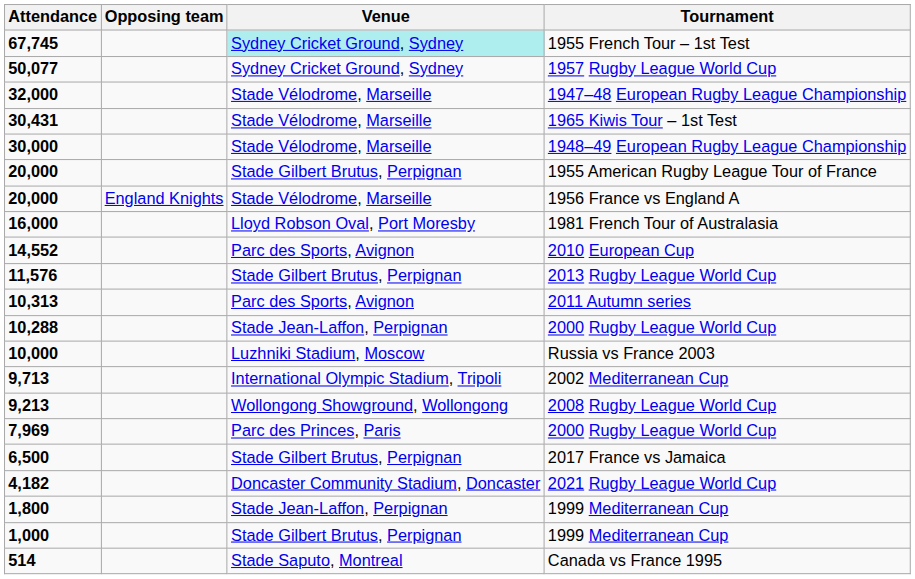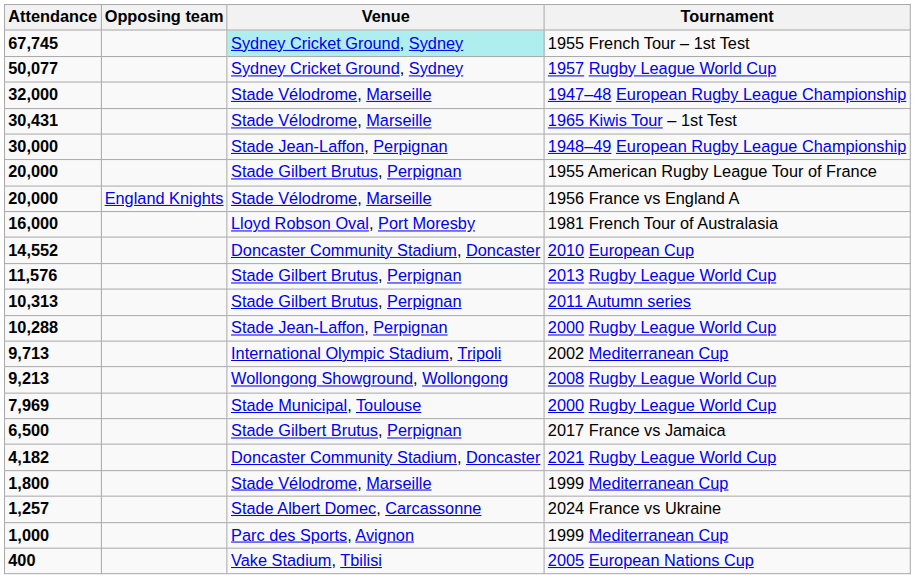(331, 146) Stade Vélodrome, Marseille -> (339, 146) Stade Jean-Laffon, Perpignan
(323, 250) Parc des Sports, Avignon -> (386, 250) Doncaster Community Stadium, Doncaster
(323, 302) Parc des Sports, Avignon -> (346, 302) Stade Gilbert Brutus, Perpignan
- row: (33, 353)
(316, 431) Parc des Princes, Paris -> (326, 405) Stade Municipal, Toulouse
(339, 509) Stade Jean-Laffon, Perpignan -> (331, 483) Stade Vélodrome, Marseille
+ row: (29, 509)
(346, 535) Stade Gilbert Brutus, Perpignan -> (323, 535) Parc des Sports, Avignon
- row: (22, 560)
+ row: (22, 560)
